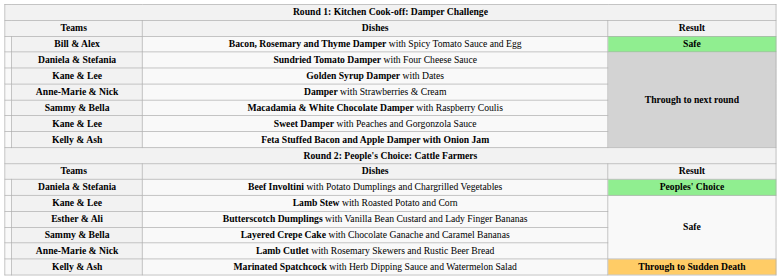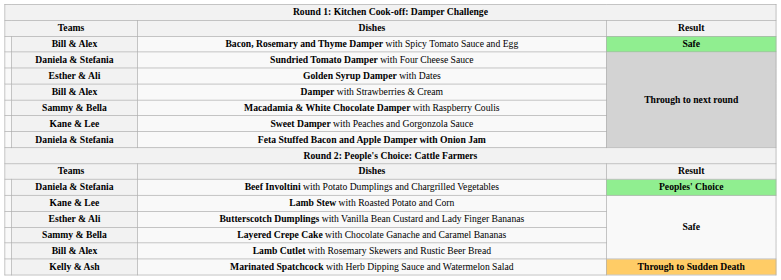(77, 76) Kane & Lee -> (74, 76) Esther & Ali
(77, 92) Anne-Marie & Nick -> (74, 92) Bill & Alex
(77, 140) Kelly & Ash -> (74, 140) Daniela & Stefania
(77, 251) Anne-Marie & Nick -> (74, 251) Bill & Alex
